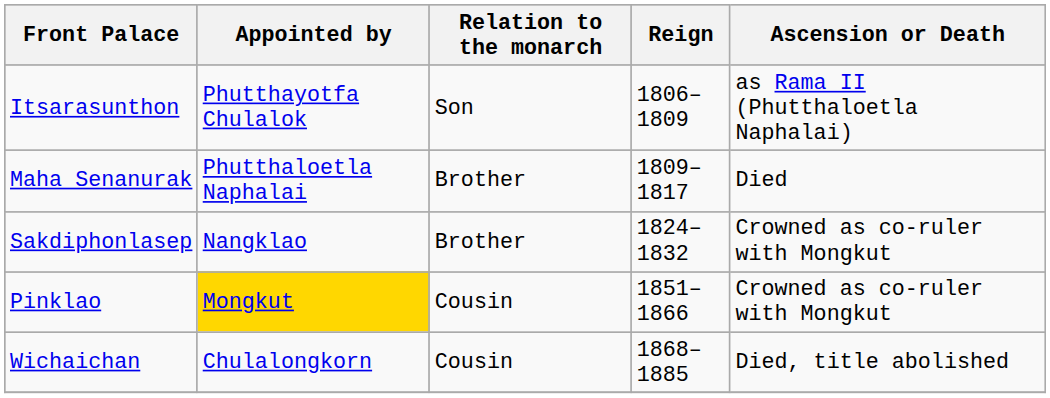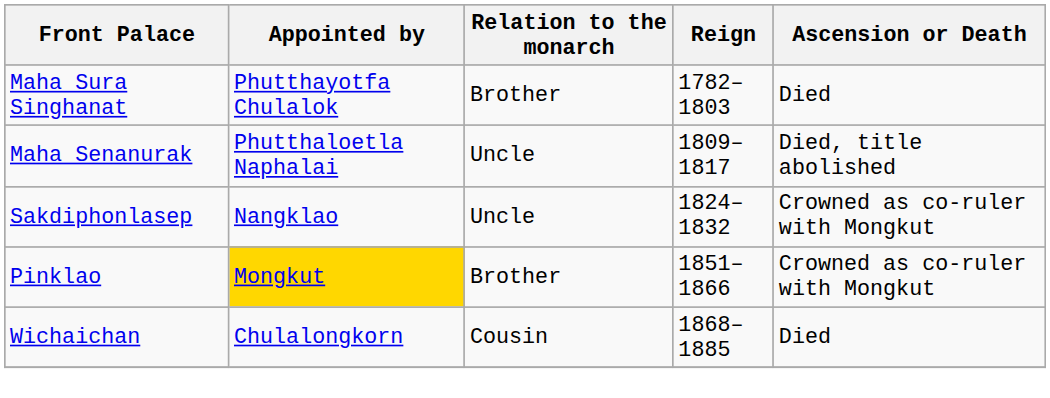+ row: (69, 95)
- row: (95, 108)
(480, 181) Brother -> (503, 156) Uncle
(762, 181) Died -> (851, 156) Died, title abolished
(480, 241) Brother -> (503, 216) Uncle
(474, 302) Cousin -> (516, 277) Brother
(872, 362) Died, title abolished -> (805, 337) Died
